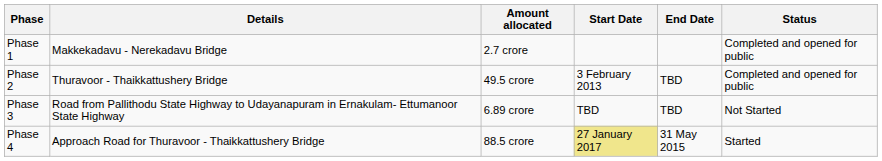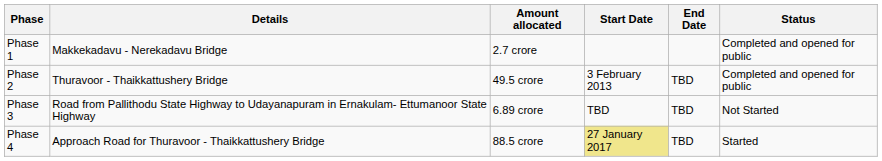(678, 141) 31 May 2015 -> (682, 141) TBD
